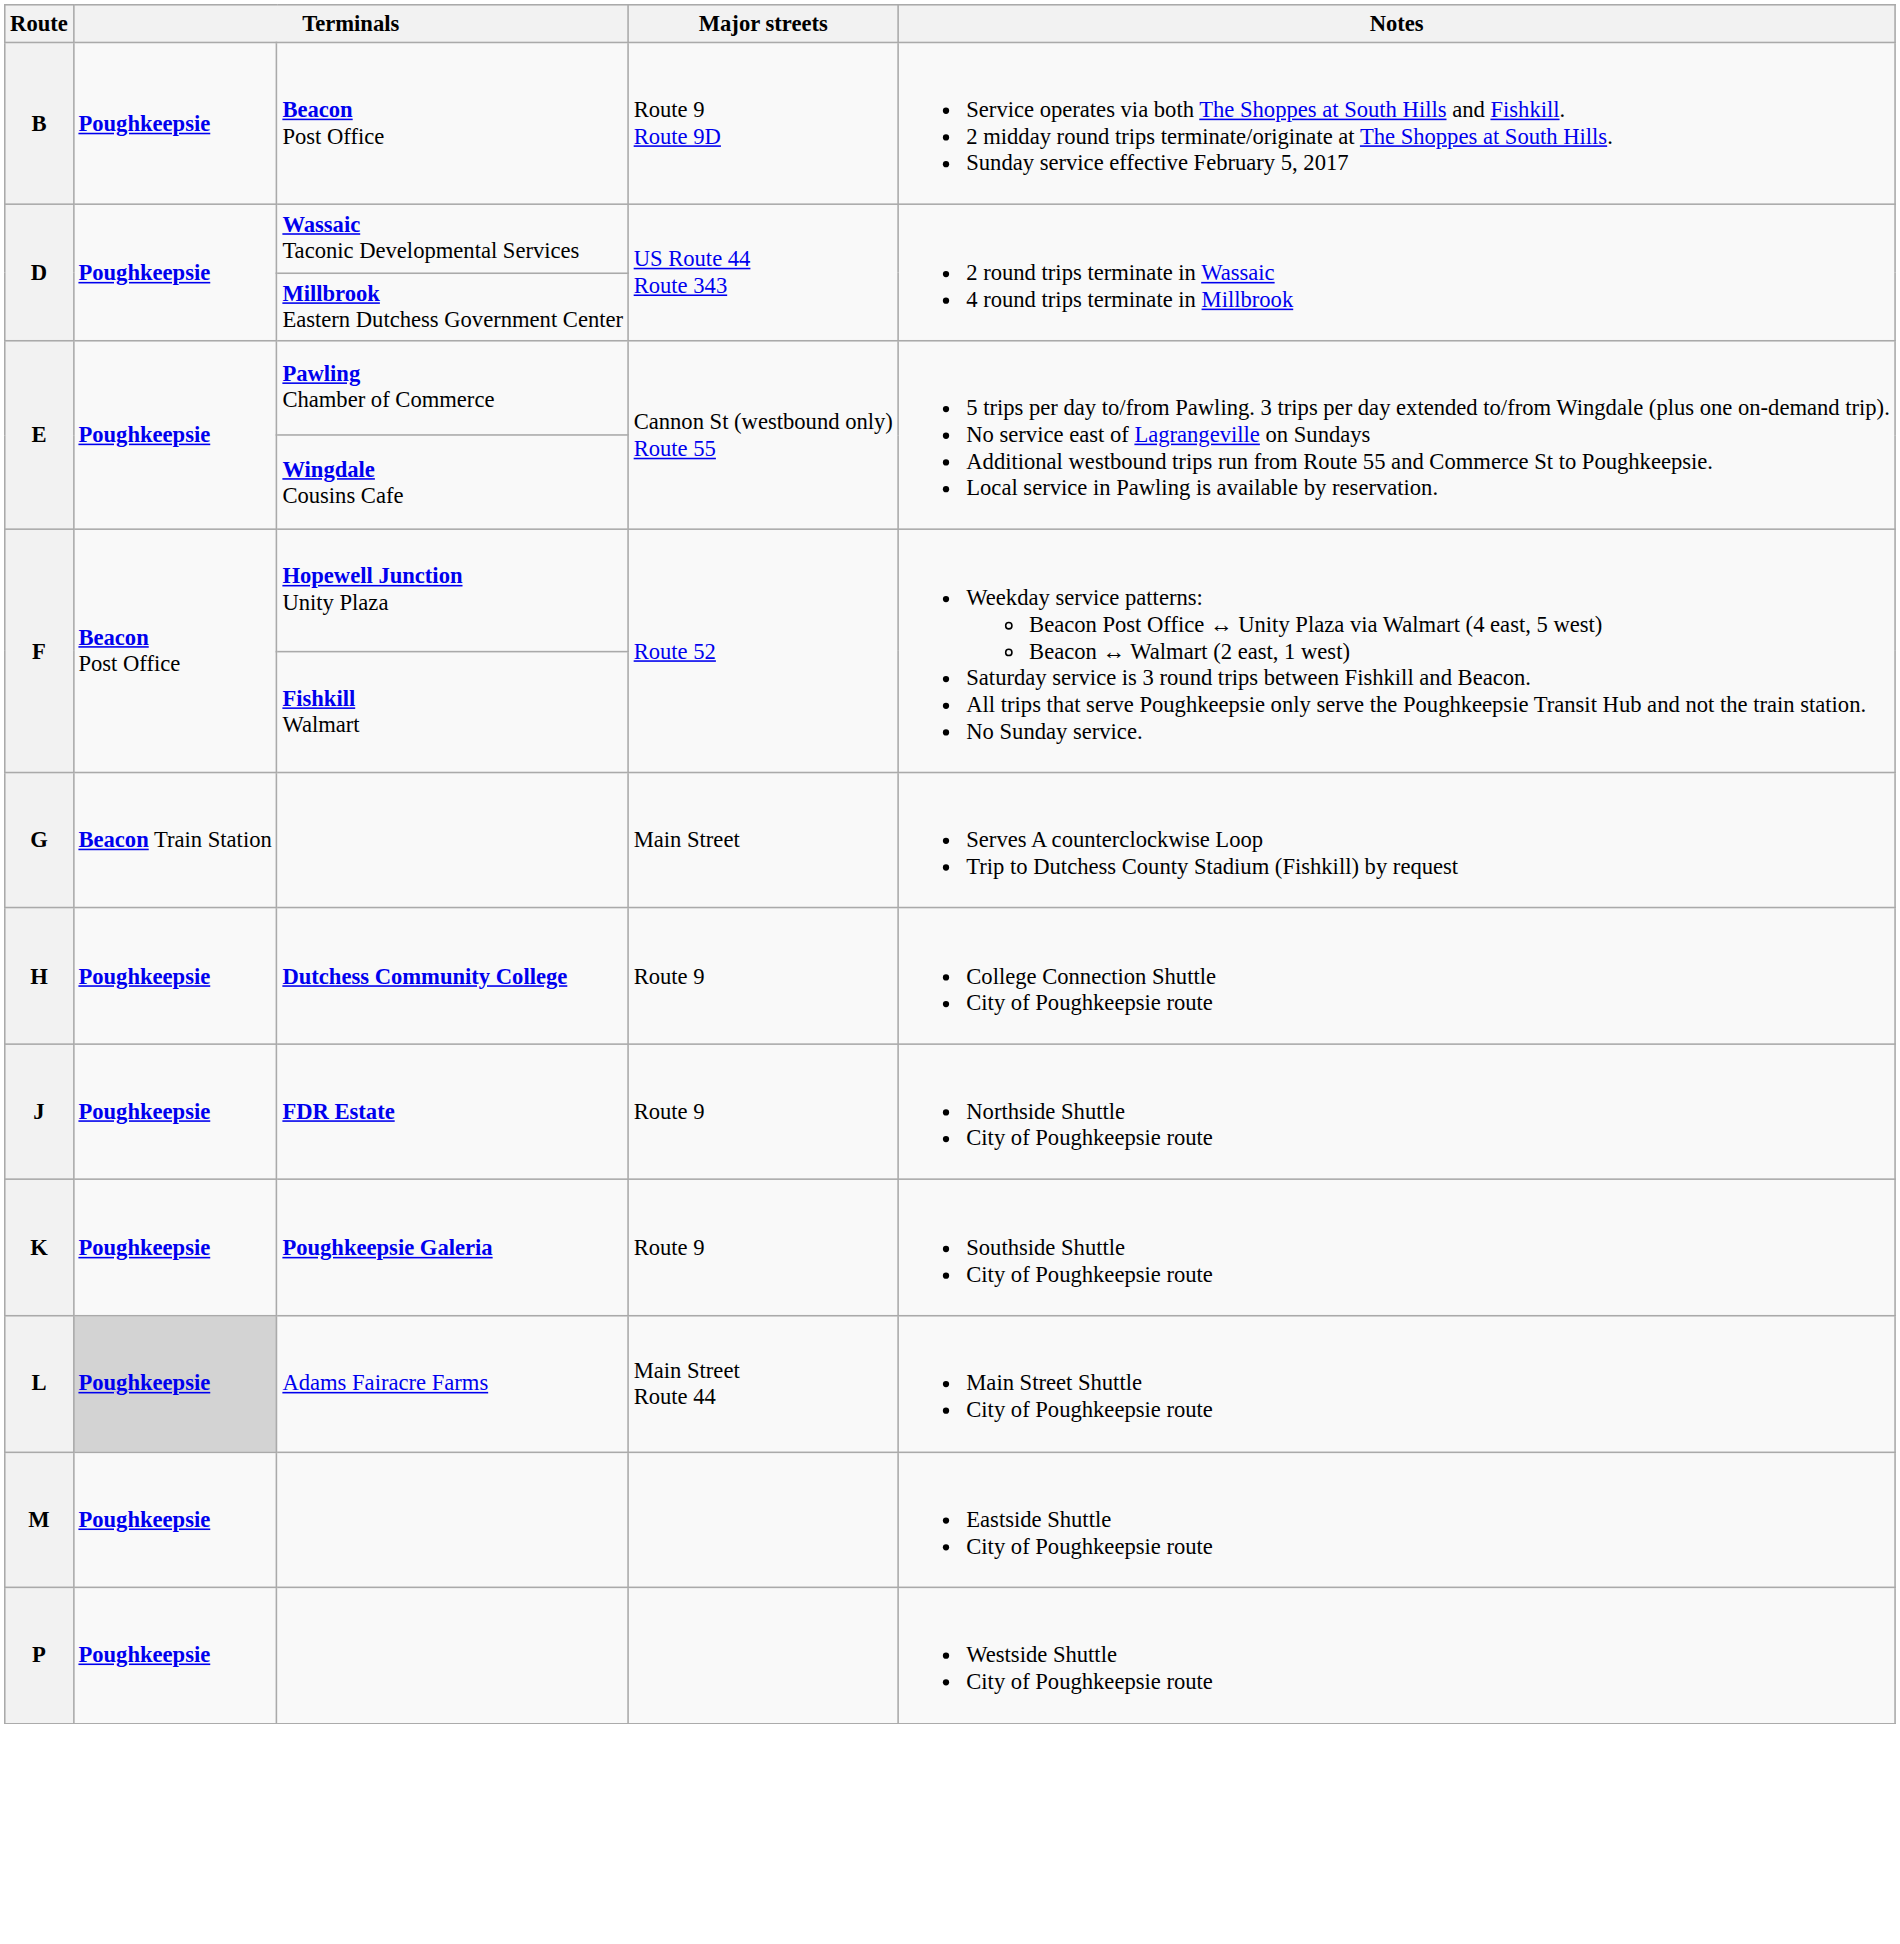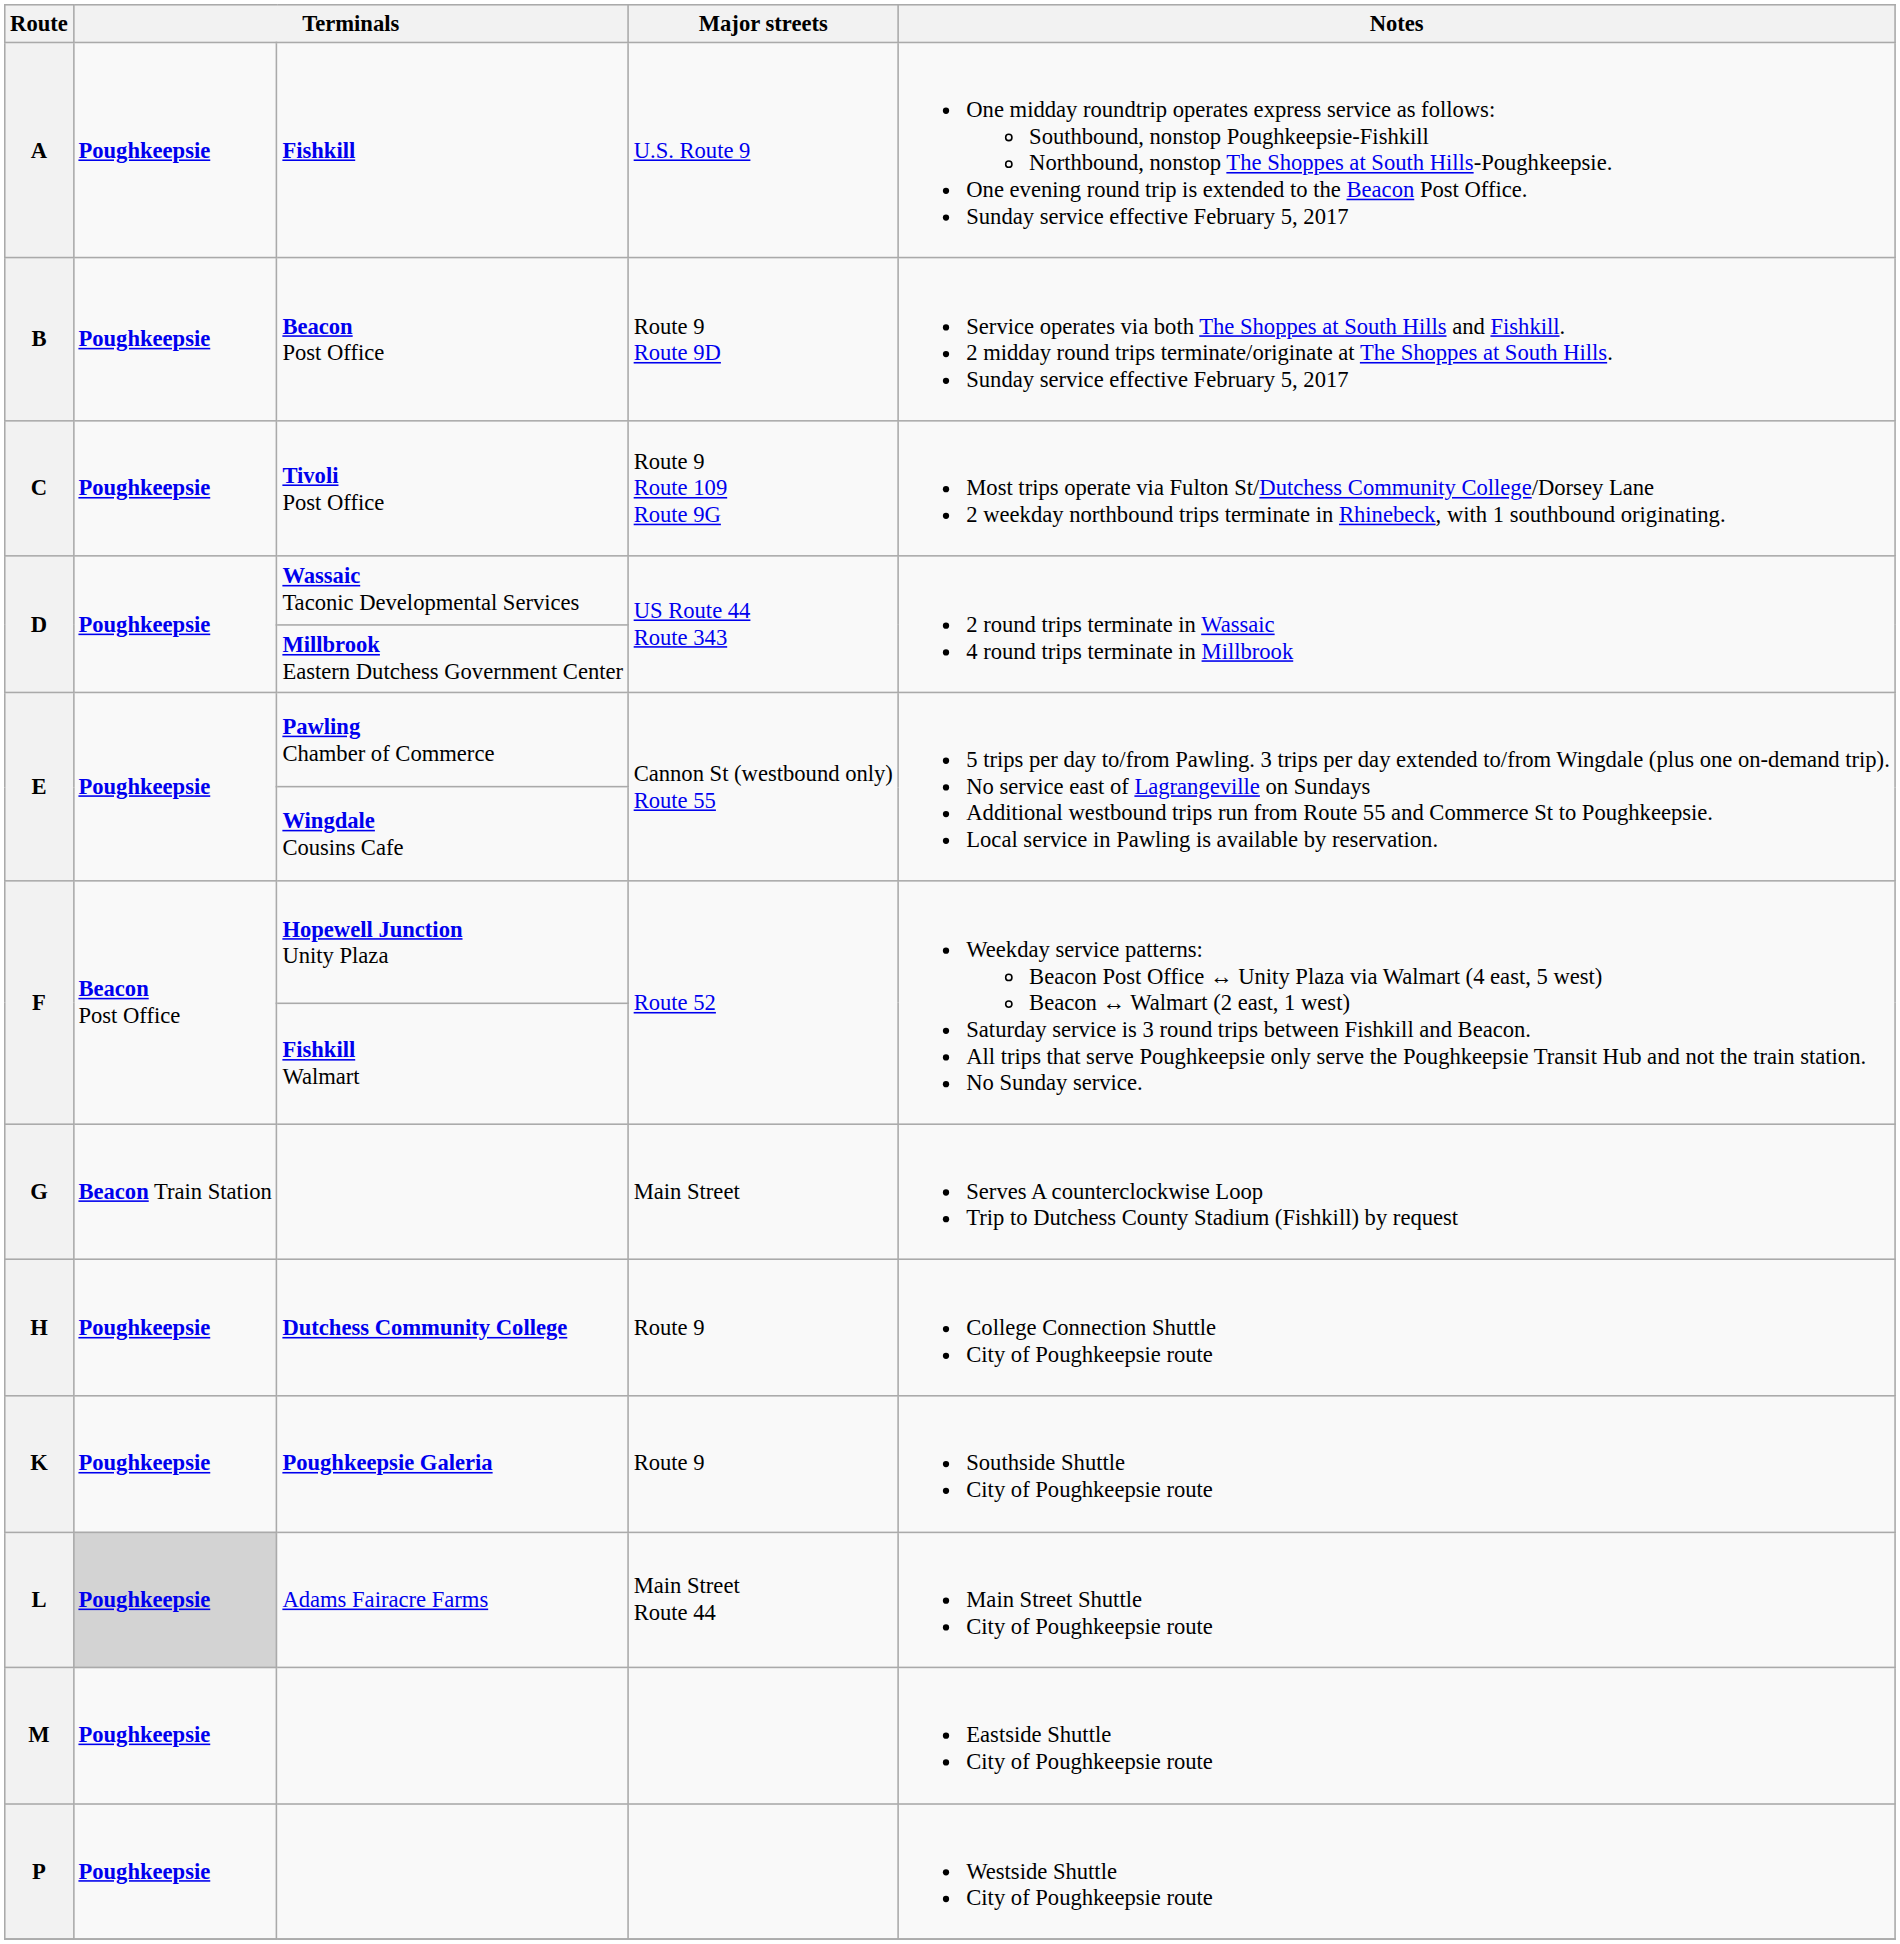+ row: (39, 150)
+ row: (39, 488)
- row: (39, 1112)
